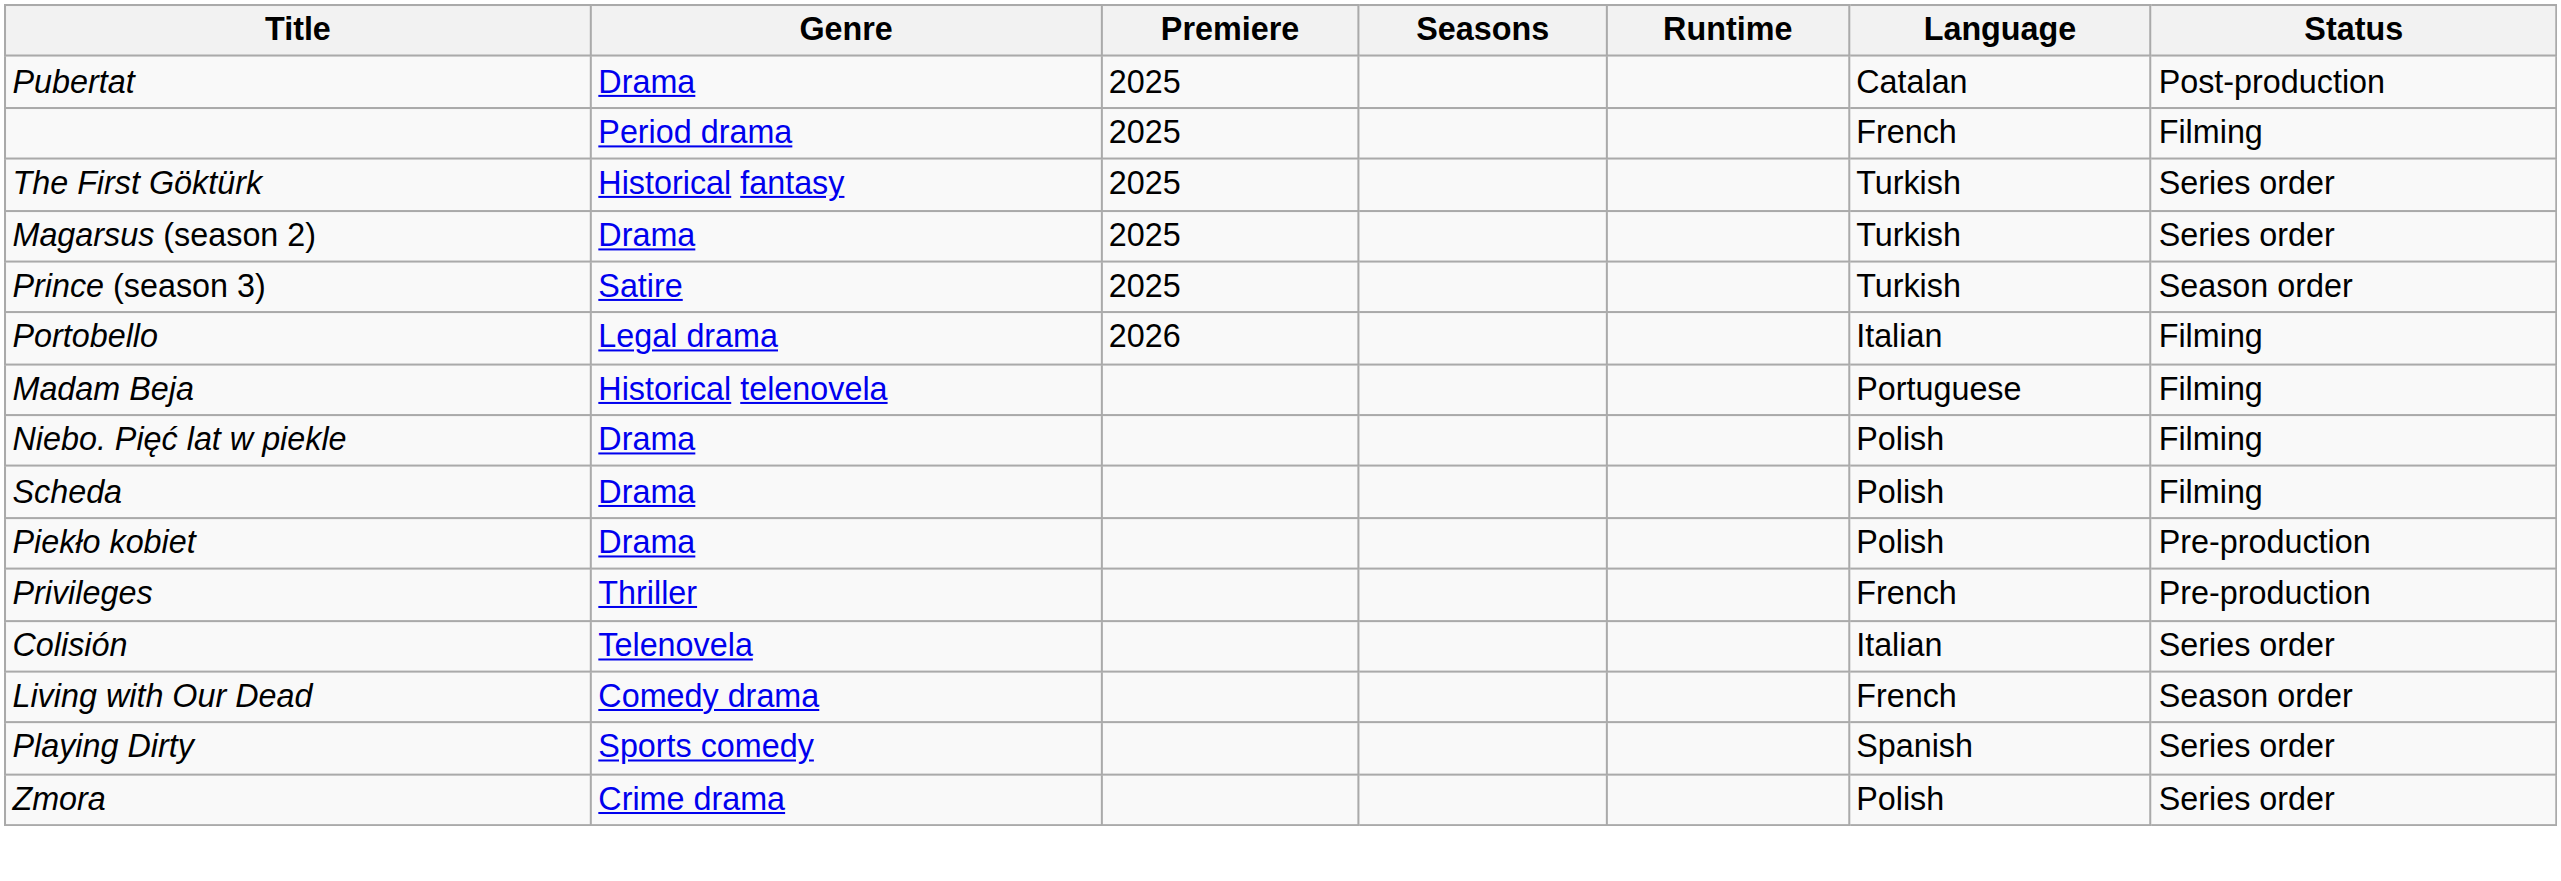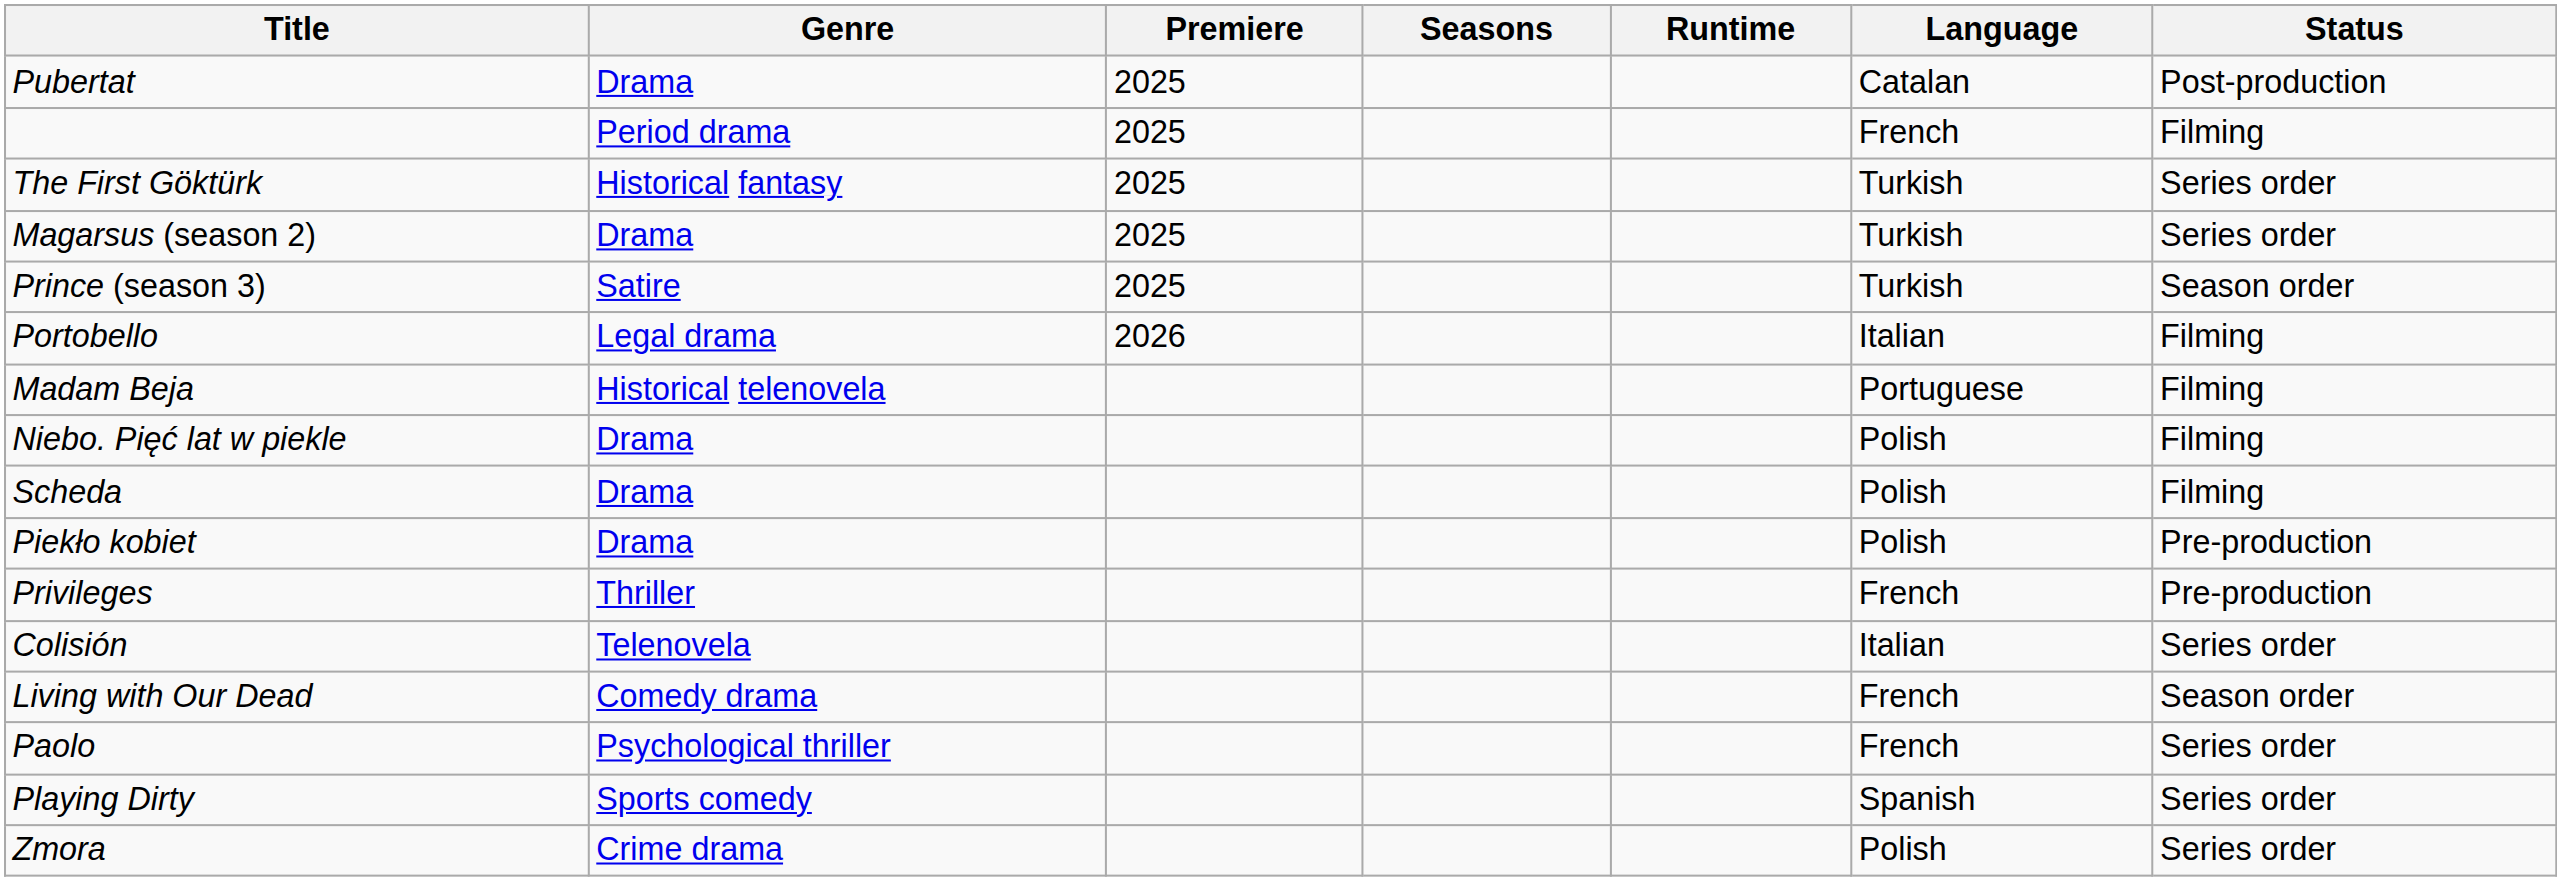+ row: (54, 747)
